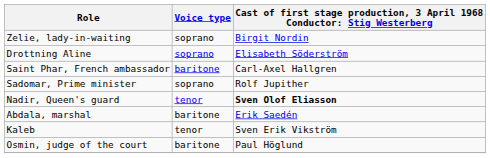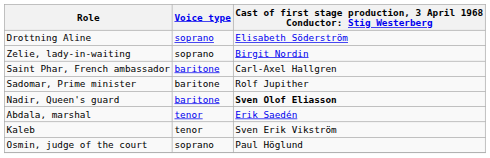rows swapped: (49, 53) <-> (69, 38)
(194, 84) soprano -> (197, 84) baritone
(189, 99) tenor -> (197, 99) baritone
(197, 114) baritone -> (189, 114) tenor
(197, 145) baritone -> (194, 145) soprano
